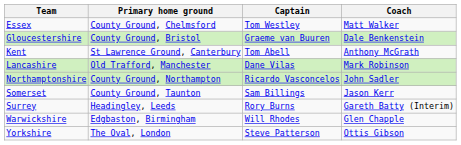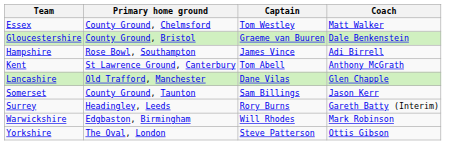+ row: (29, 52)
(376, 65) Mark Robinson -> (359, 79) Glen Chapple
- row: (46, 79)
(374, 120) Glen Chapple -> (361, 120) Mark Robinson
